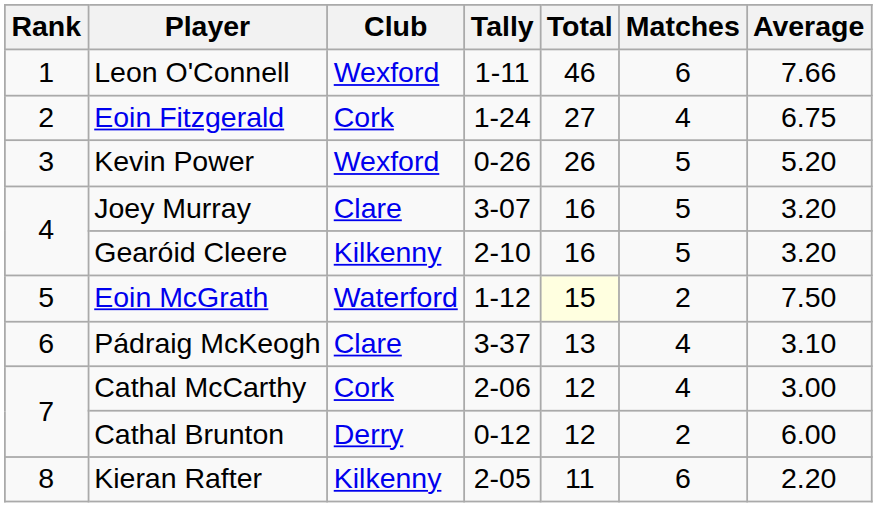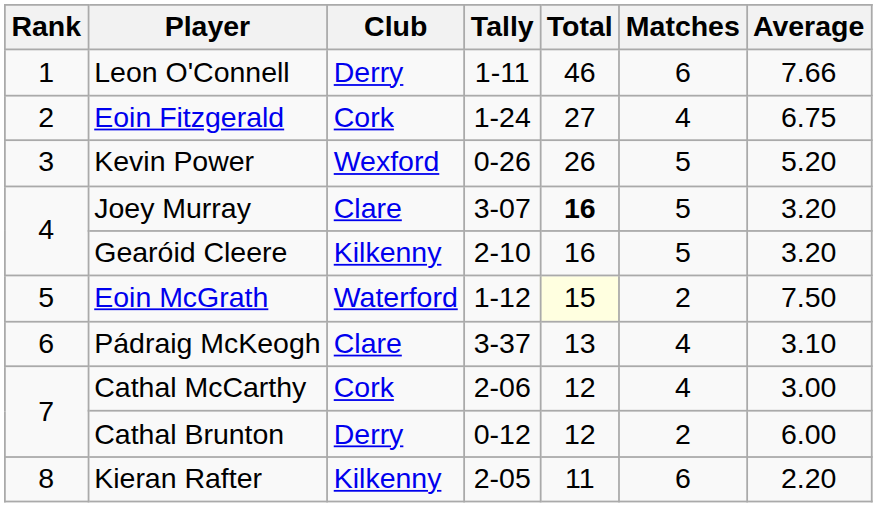(387, 72) Wexford -> (369, 72) Derry
(580, 207) normal -> (580, 207) bold
